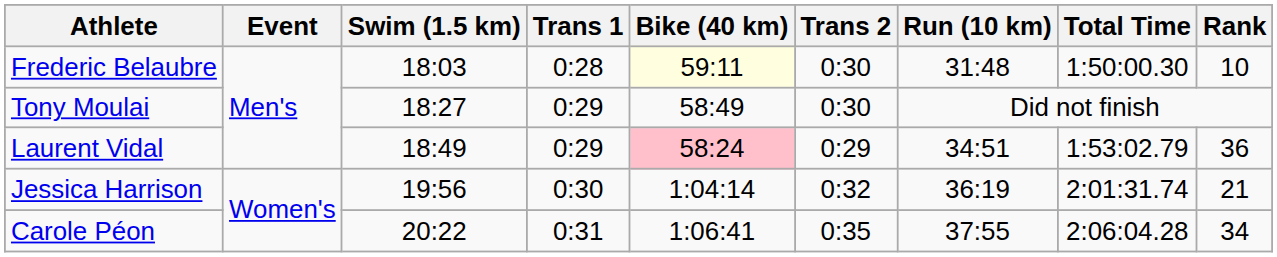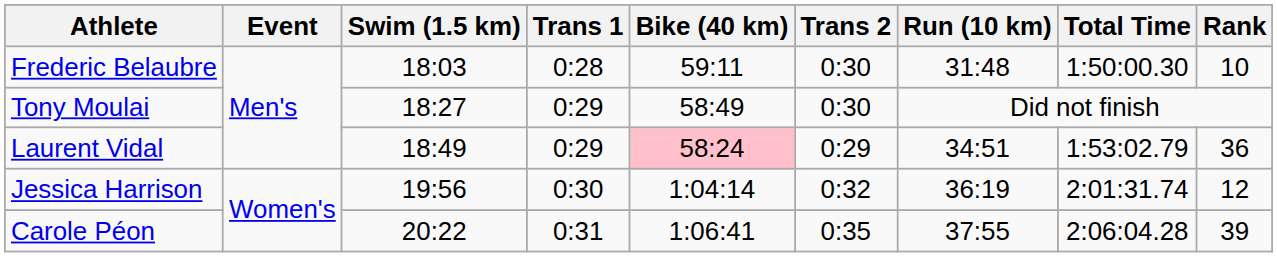(712, 67) lightyellow background -> (712, 67) no background
(1235, 190) 21 -> (1235, 190) 12
(1235, 231) 34 -> (1235, 231) 39
